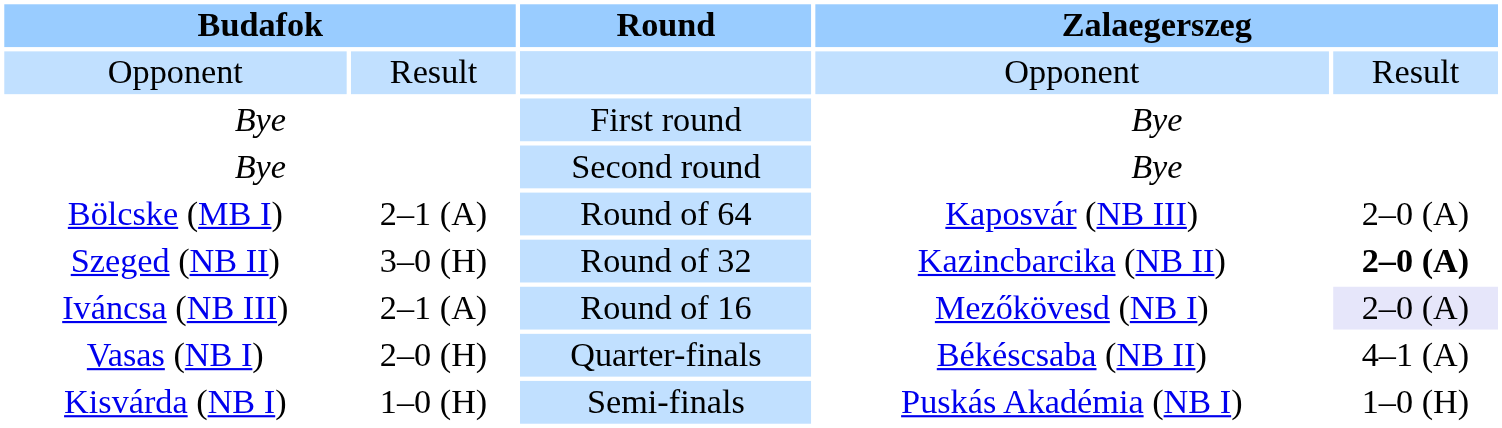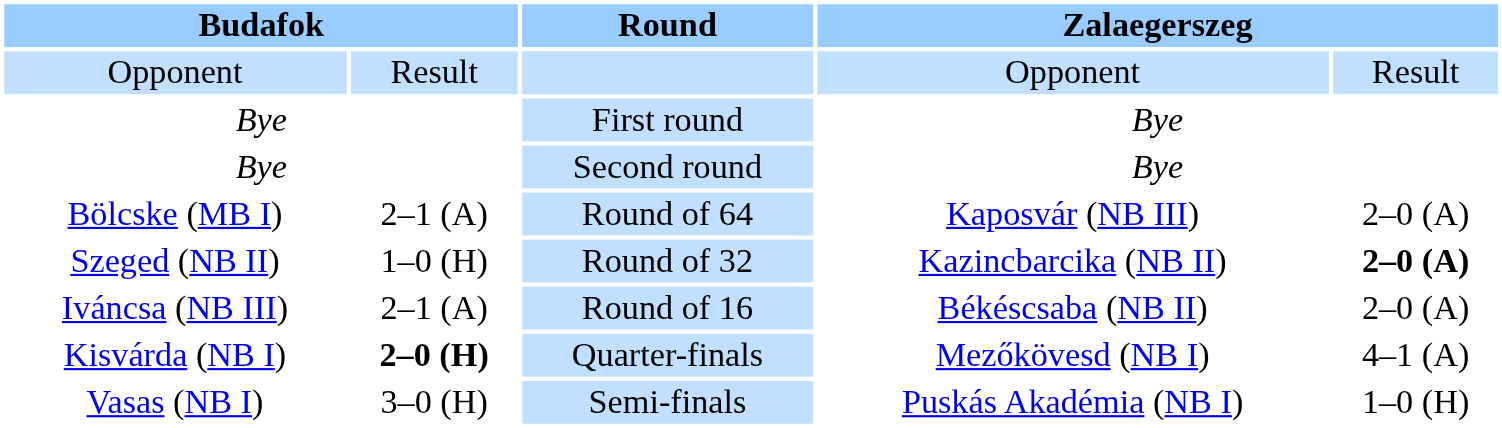(434, 260) 3–0 (H) -> (434, 260) 1–0 (H)
(1072, 307) Mezőkövesd (NB I) -> (1073, 307) Békéscsaba (NB II)
(1415, 307) lavender background -> (1416, 307) no background
(175, 354) Vasas (NB I) -> (175, 354) Kisvárda (NB I)
(434, 354) normal -> (434, 354) bold
(1072, 354) Békéscsaba (NB II) -> (1073, 354) Mezőkövesd (NB I)
(175, 401) Kisvárda (NB I) -> (175, 401) Vasas (NB I)
(434, 401) 1–0 (H) -> (434, 401) 3–0 (H)
